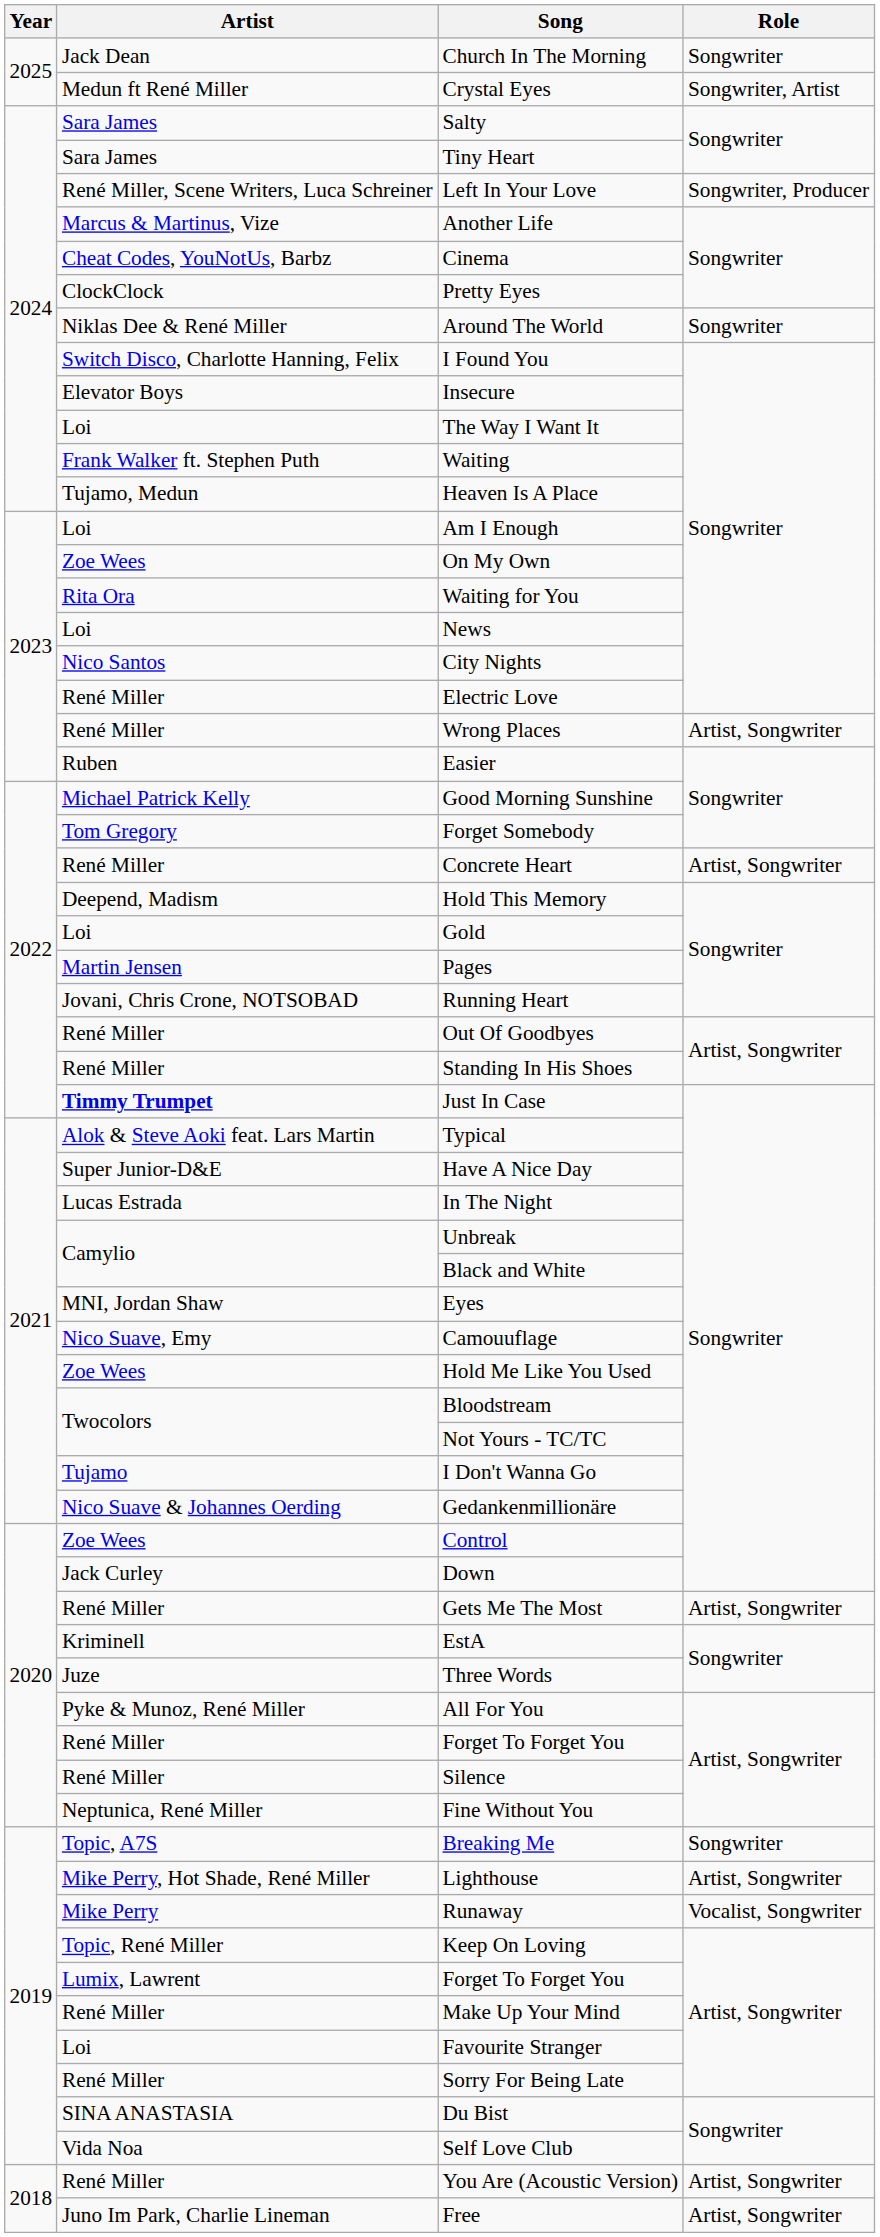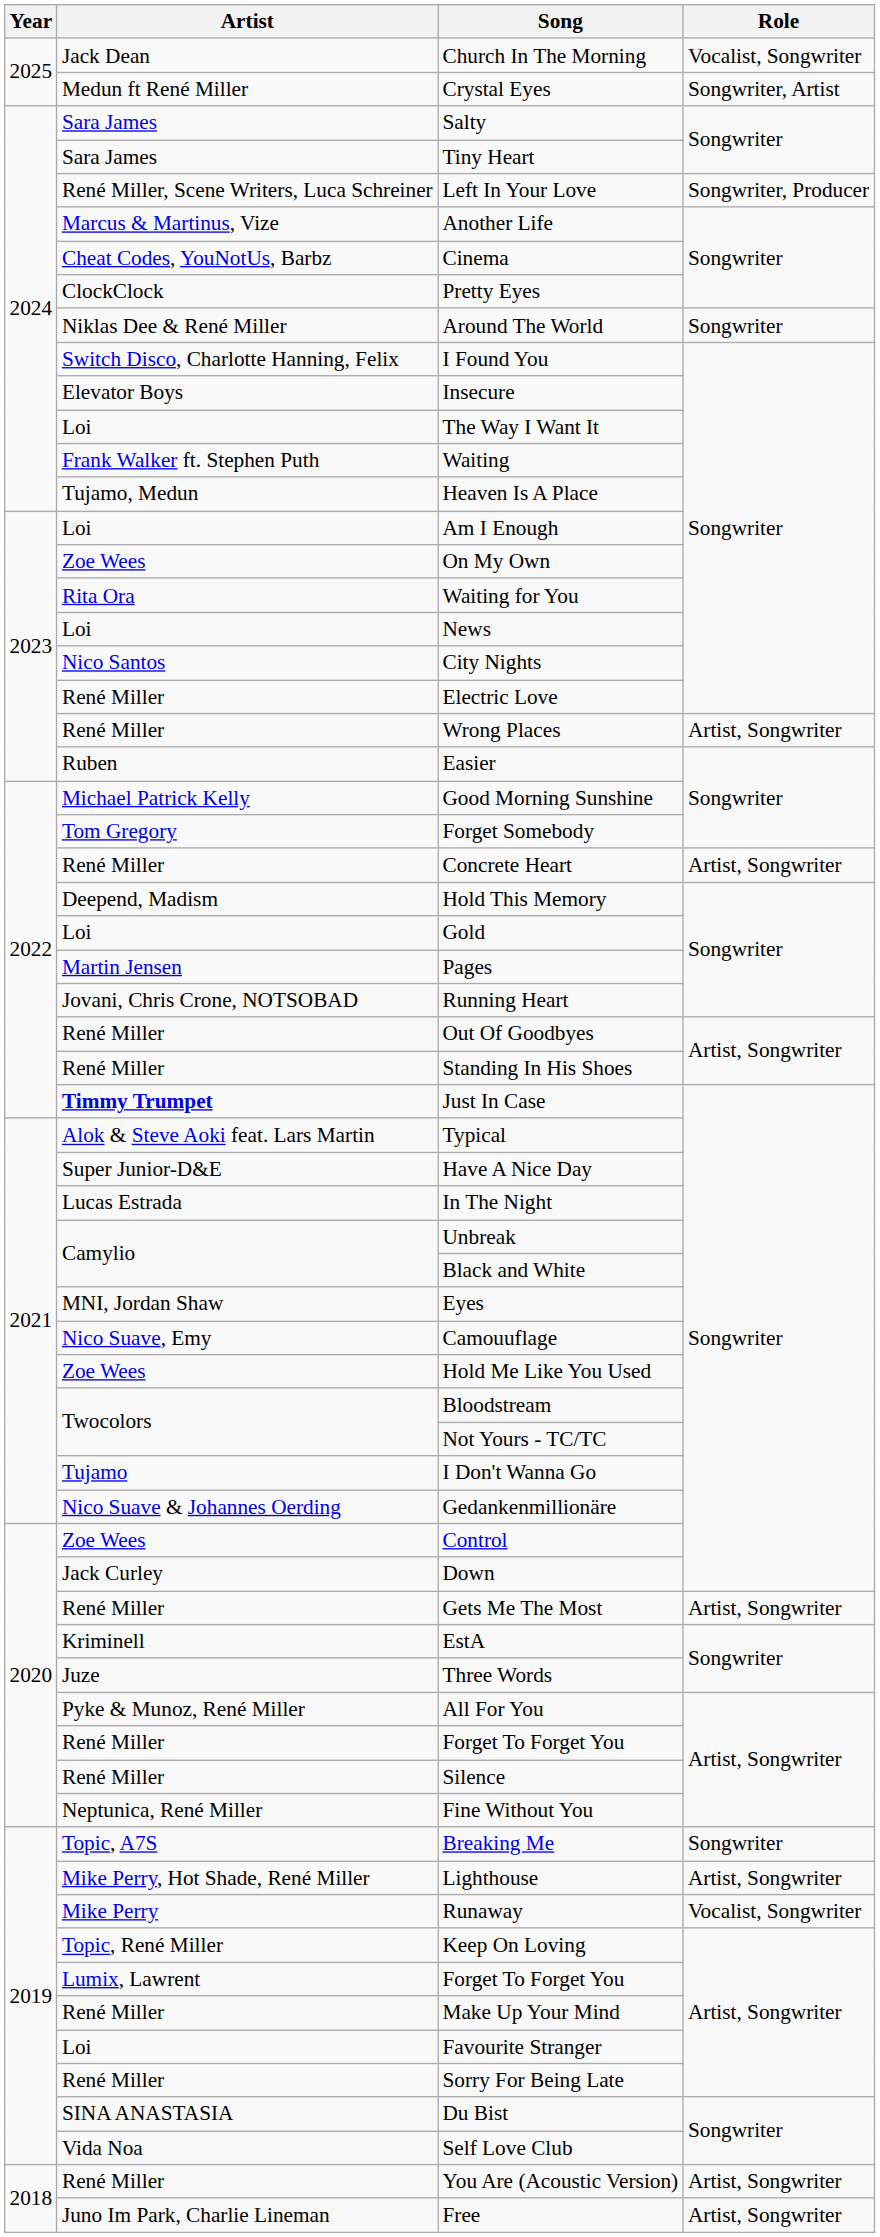(735, 55) Songwriter -> (775, 55) Vocalist, Songwriter
